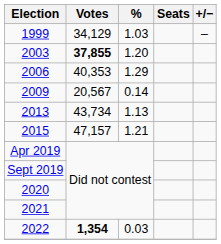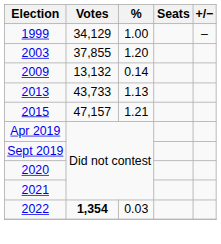(136, 33) 1.03 -> (136, 33) 1.00
(92, 53) bold -> (92, 53) normal
- row: (35, 72)
(92, 92) 20,567 -> (92, 72) 13,132
(92, 111) 43,734 -> (92, 92) 43,733
